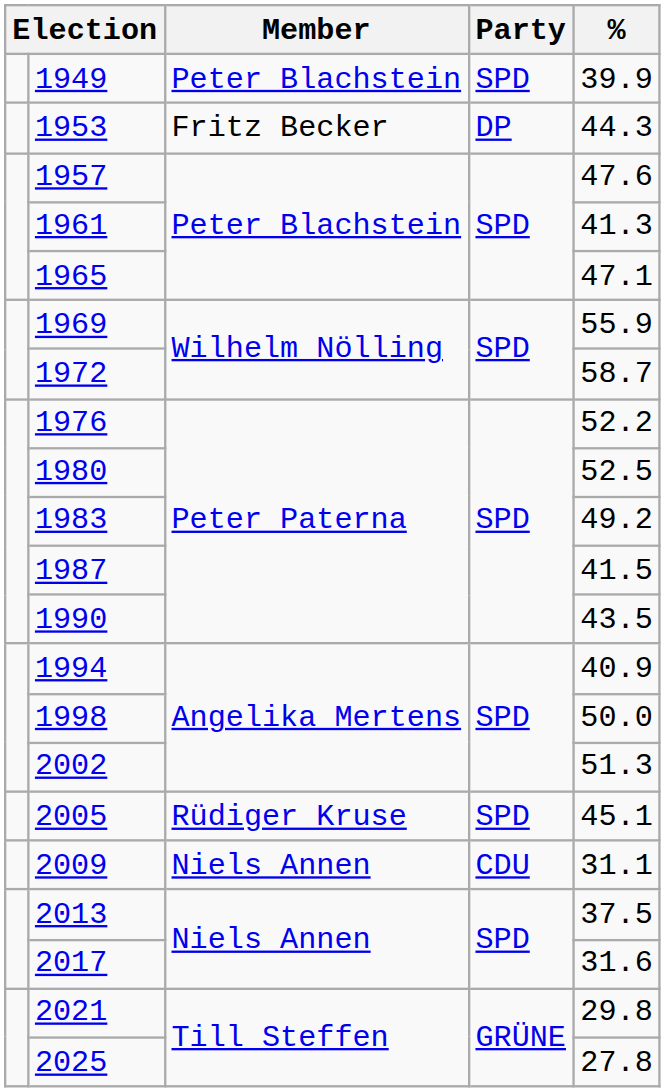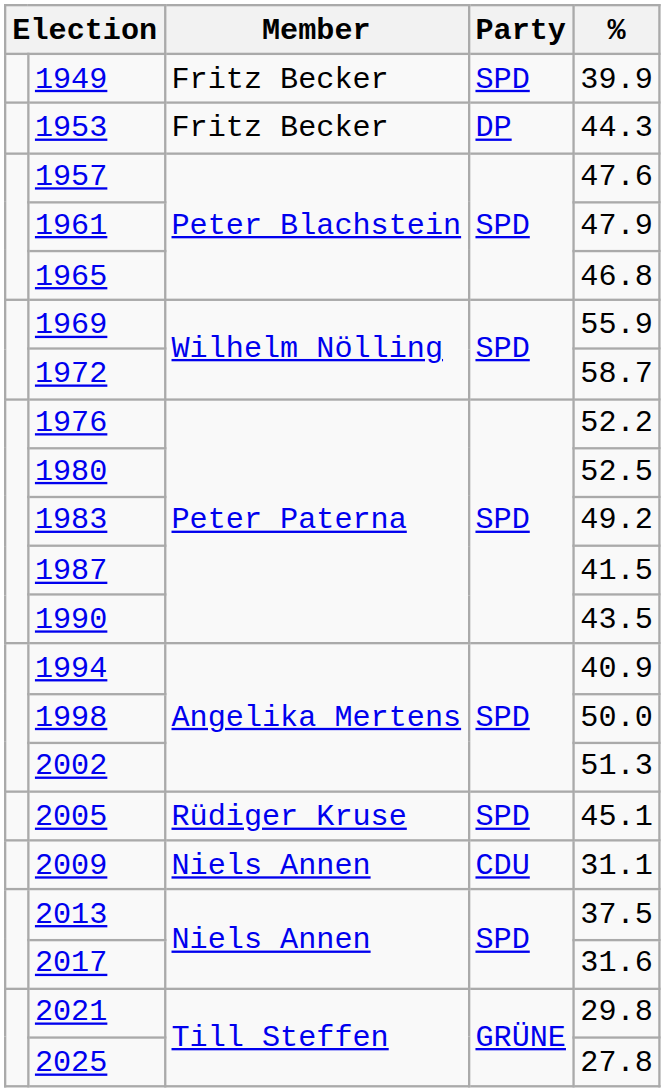(316, 79) Peter Blachstein -> (280, 79) Fritz Becker
(617, 226) 41.3 -> (617, 226) 47.9
(617, 276) 47.1 -> (617, 276) 46.8
